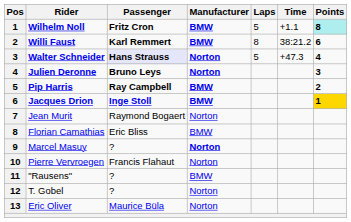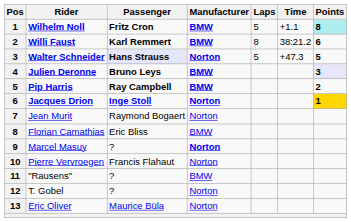(318, 57) 4 -> (318, 57) 5
(205, 72) Norton -> (201, 72) BMW
(318, 72) no background -> (318, 72) lavender background
(201, 101) BMW -> (205, 101) Norton
